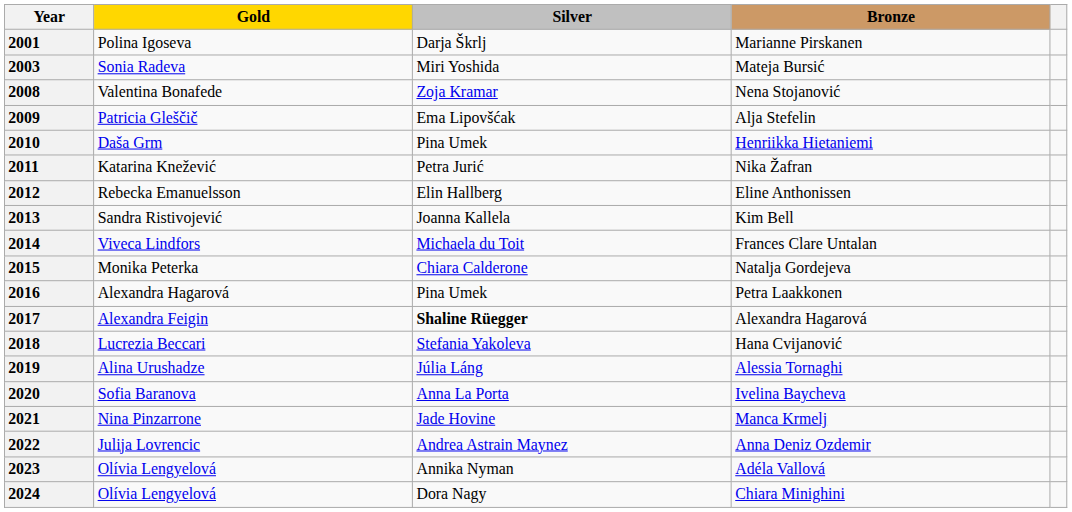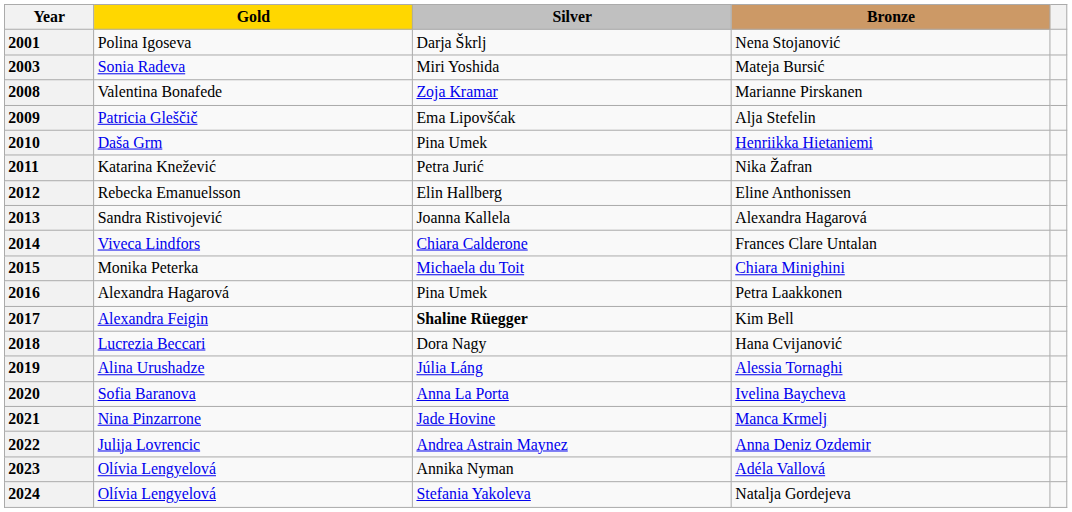(799, 42) Marianne Pirskanen -> (788, 42) Nena Stojanović
(788, 92) Nena Stojanović -> (799, 92) Marianne Pirskanen
(764, 218) Kim Bell -> (801, 218) Alexandra Hagarová
(470, 243) Michaela du Toit -> (472, 243) Chiara Calderone
(472, 268) Chiara Calderone -> (470, 268) Michaela du Toit
(793, 268) Natalja Gordejeva -> (790, 268) Chiara Minighini
(801, 318) Alexandra Hagarová -> (764, 318) Kim Bell
(474, 343) Stefania Yakoleva -> (451, 343) Dora Nagy
(451, 494) Dora Nagy -> (474, 494) Stefania Yakoleva
(790, 494) Chiara Minighini -> (793, 494) Natalja Gordejeva
